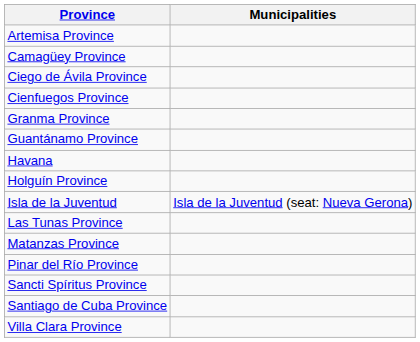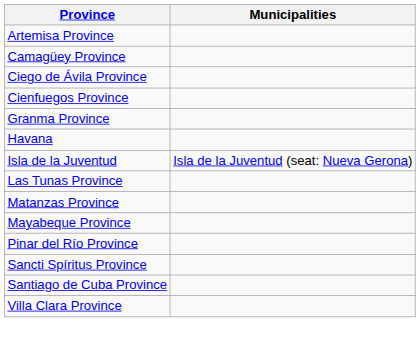- row: (73, 139)
- row: (57, 181)
+ row: (69, 222)
